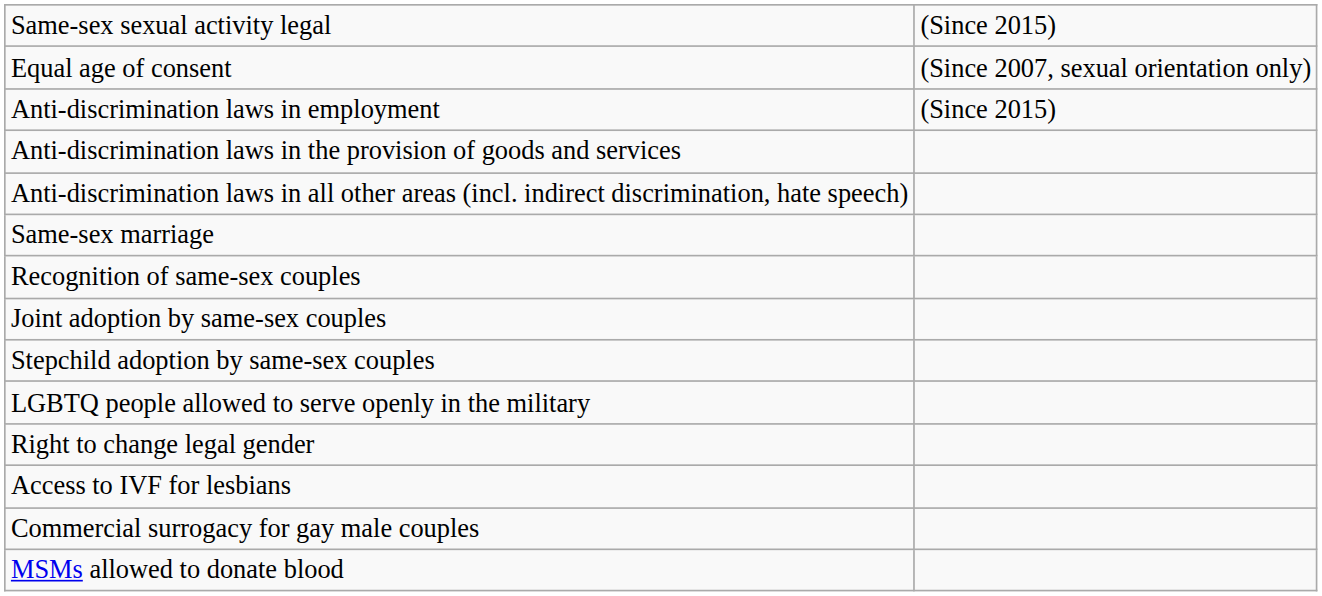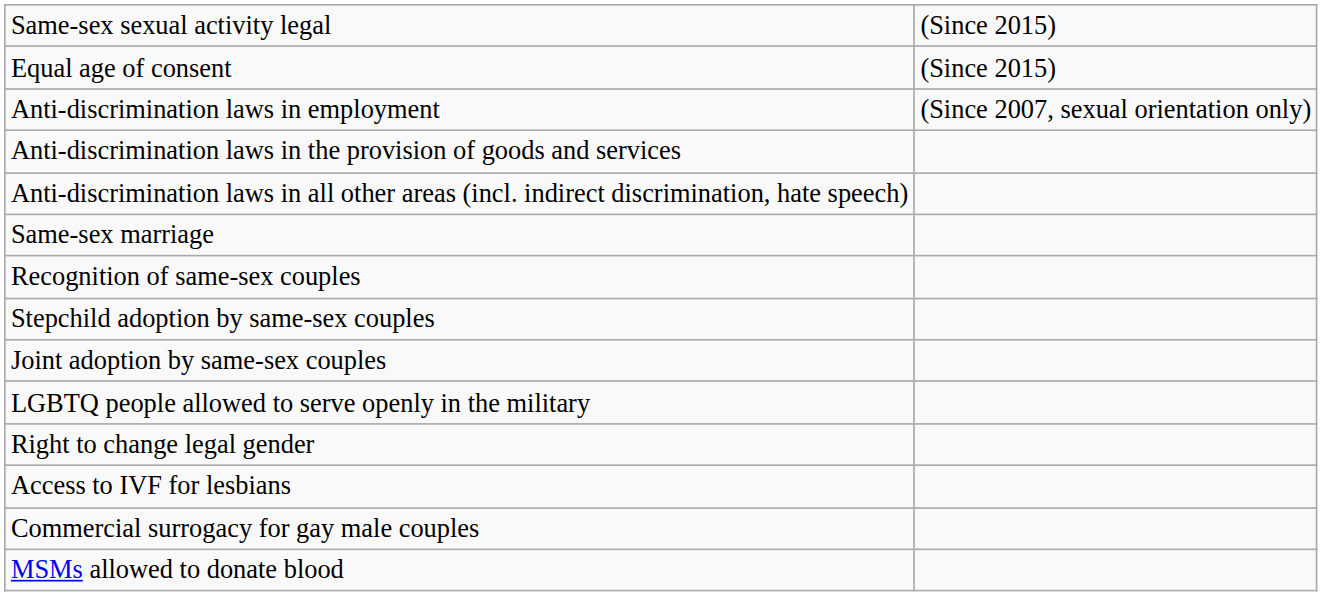(1116, 67) (Since 2007, sexual orientation only) -> (988, 67) (Since 2015)
(988, 109) (Since 2015) -> (1116, 109) (Since 2007, sexual orientation only)
rows swapped: (223, 360) <-> (199, 318)
